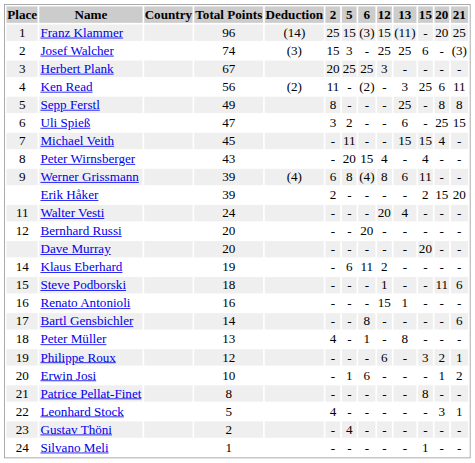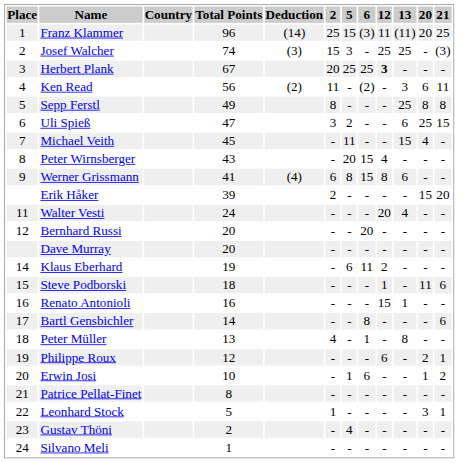- column: (425, 14)
(384, 32) 15 -> (384, 32) 11
(384, 68) normal -> (384, 68) bold
(229, 177) 39 -> (229, 177) 41
(367, 177) (4) -> (367, 177) 15
(333, 411) 4 -> (333, 411) 1
